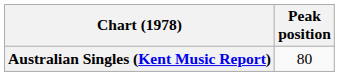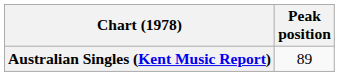(305, 58) 80 -> (305, 58) 89
